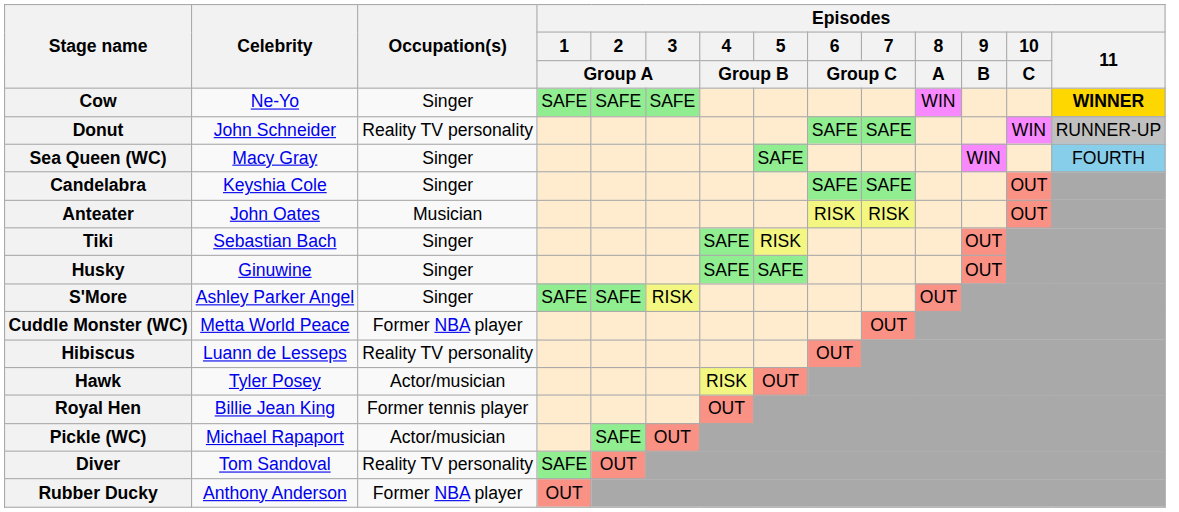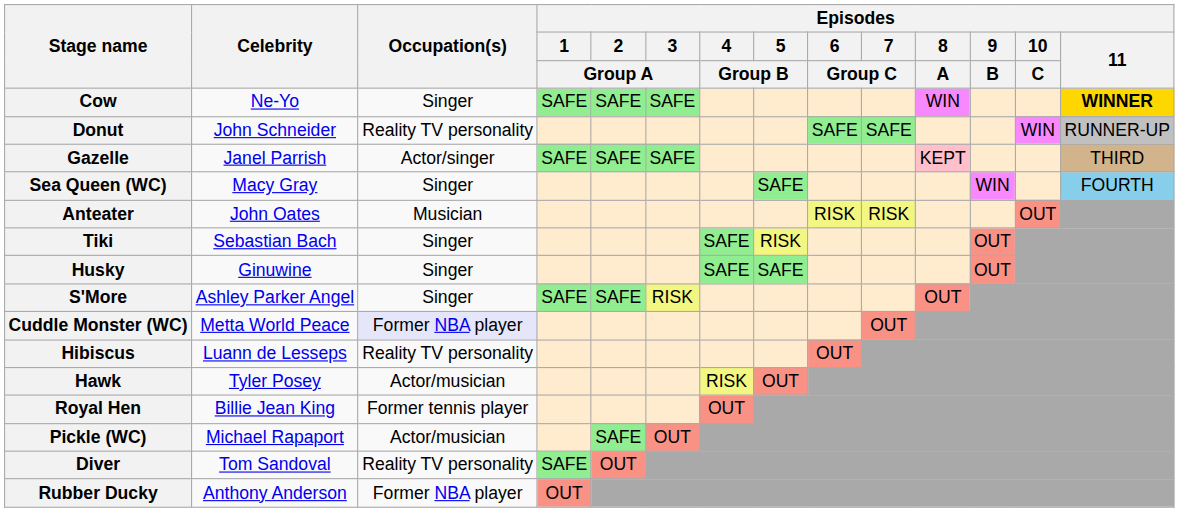+ row: (98, 158)
- row: (98, 185)
(448, 325) no background -> (448, 325) lavender background
